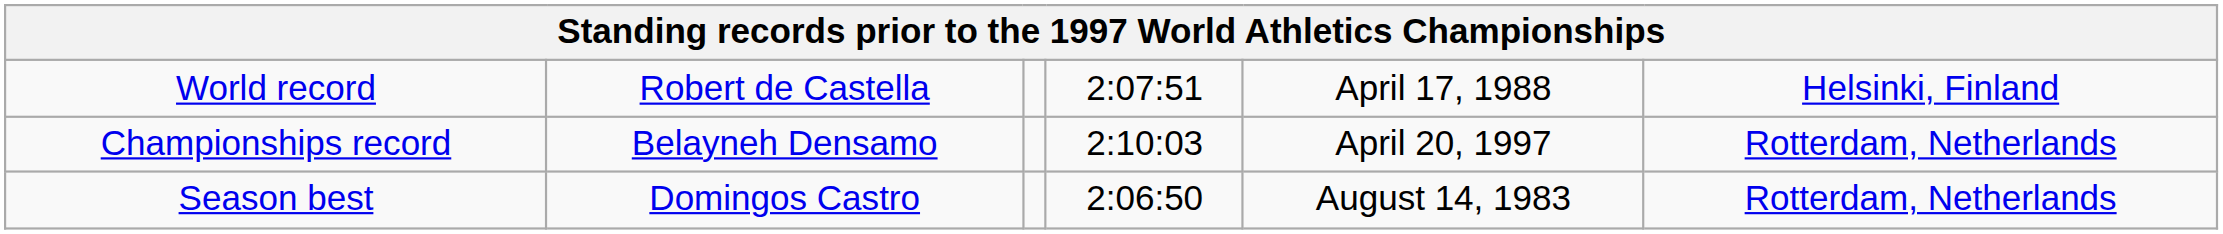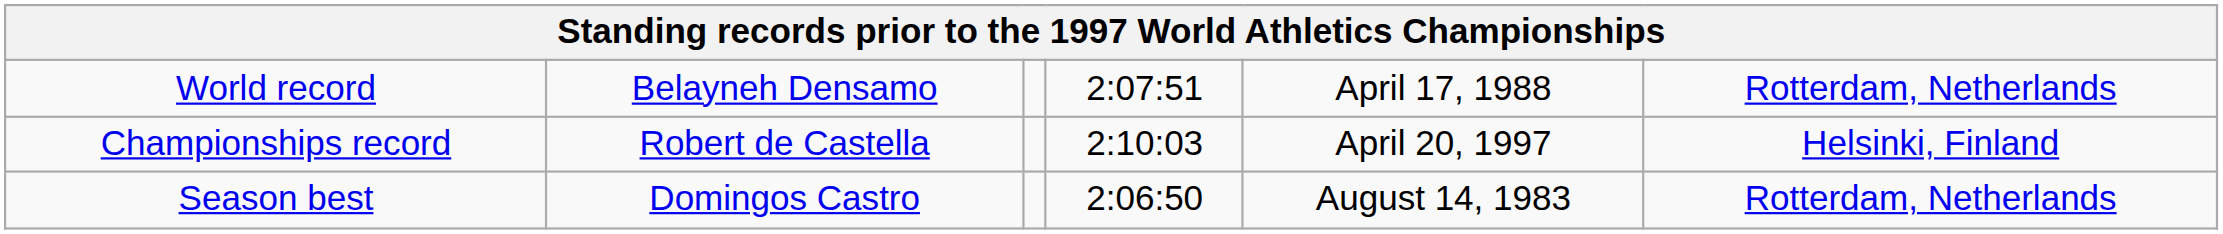(785, 87) Robert de Castella -> (785, 87) Belayneh Densamo
(1931, 87) Helsinki, Finland -> (1931, 87) Rotterdam, Netherlands
(785, 143) Belayneh Densamo -> (785, 143) Robert de Castella
(1931, 143) Rotterdam, Netherlands -> (1931, 143) Helsinki, Finland
